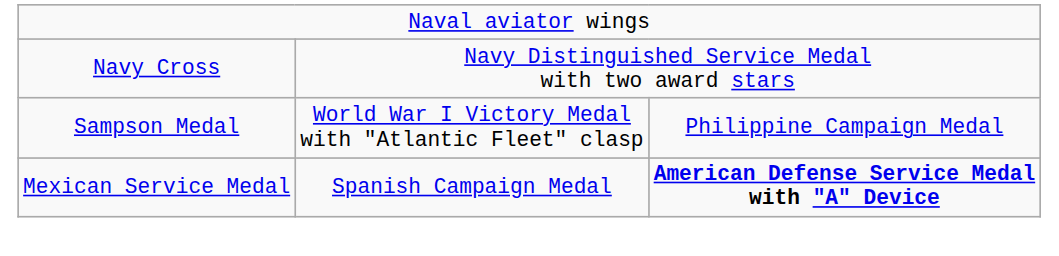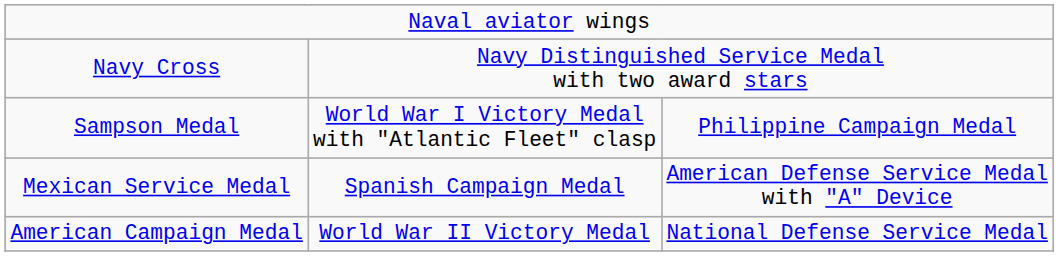(844, 187) bold -> (857, 187) normal
+ row: (157, 234)
